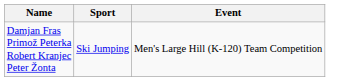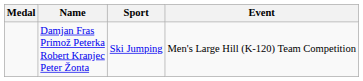+ column: (21, 13)
